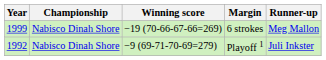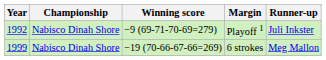rows swapped: (245, 46) <-> (245, 28)
